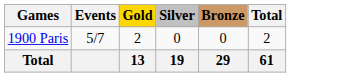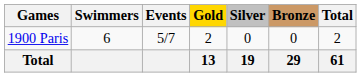+ column: (107, 15)
